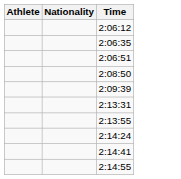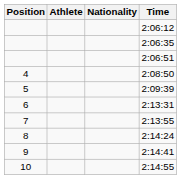+ column: (26, 12)
